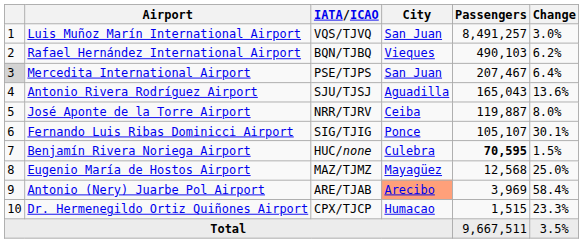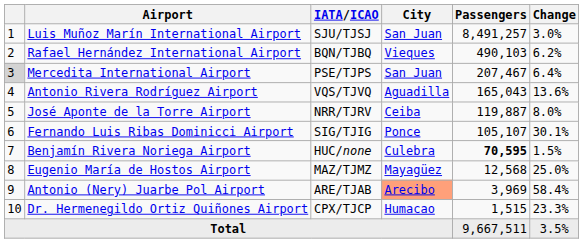(343, 34) VQS/TJVQ -> (343, 34) SJU/TJSJ
(343, 92) SJU/TJSJ -> (343, 92) VQS/TJVQ
